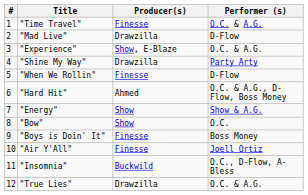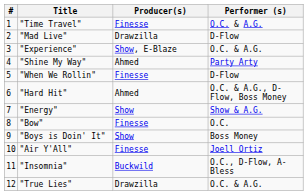(136, 62) Drawzilla -> (127, 62) Ahmed
(124, 123) Show -> (132, 123) Finesse
(132, 136) Finesse -> (124, 136) Show
